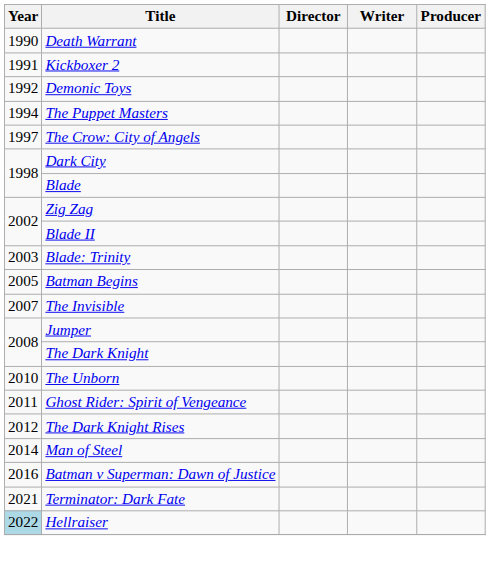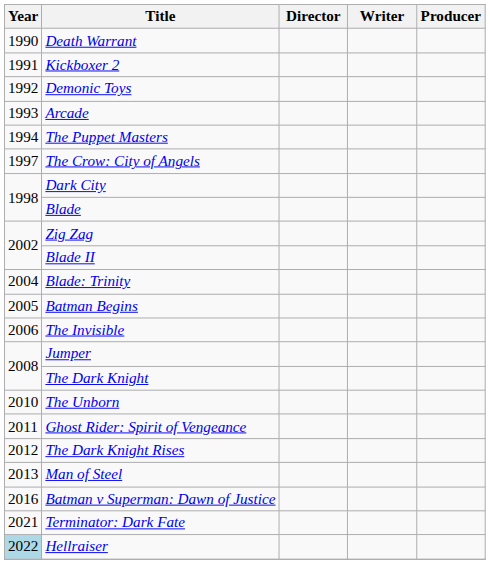+ row: (67, 112)
(23, 257) 2003 -> (23, 281) 2004
(23, 305) 2007 -> (23, 329) 2006
(23, 450) 2014 -> (23, 474) 2013
